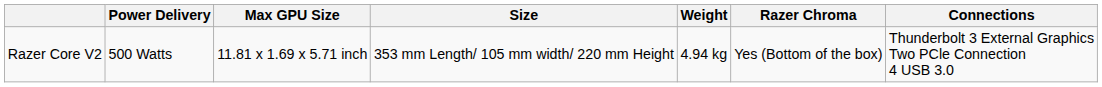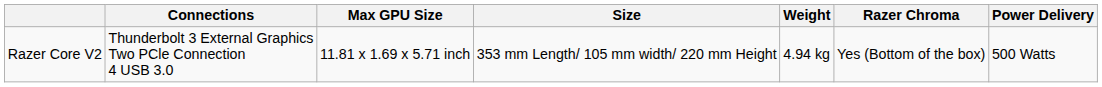columns swapped: (992, 15) <-> (160, 15)
